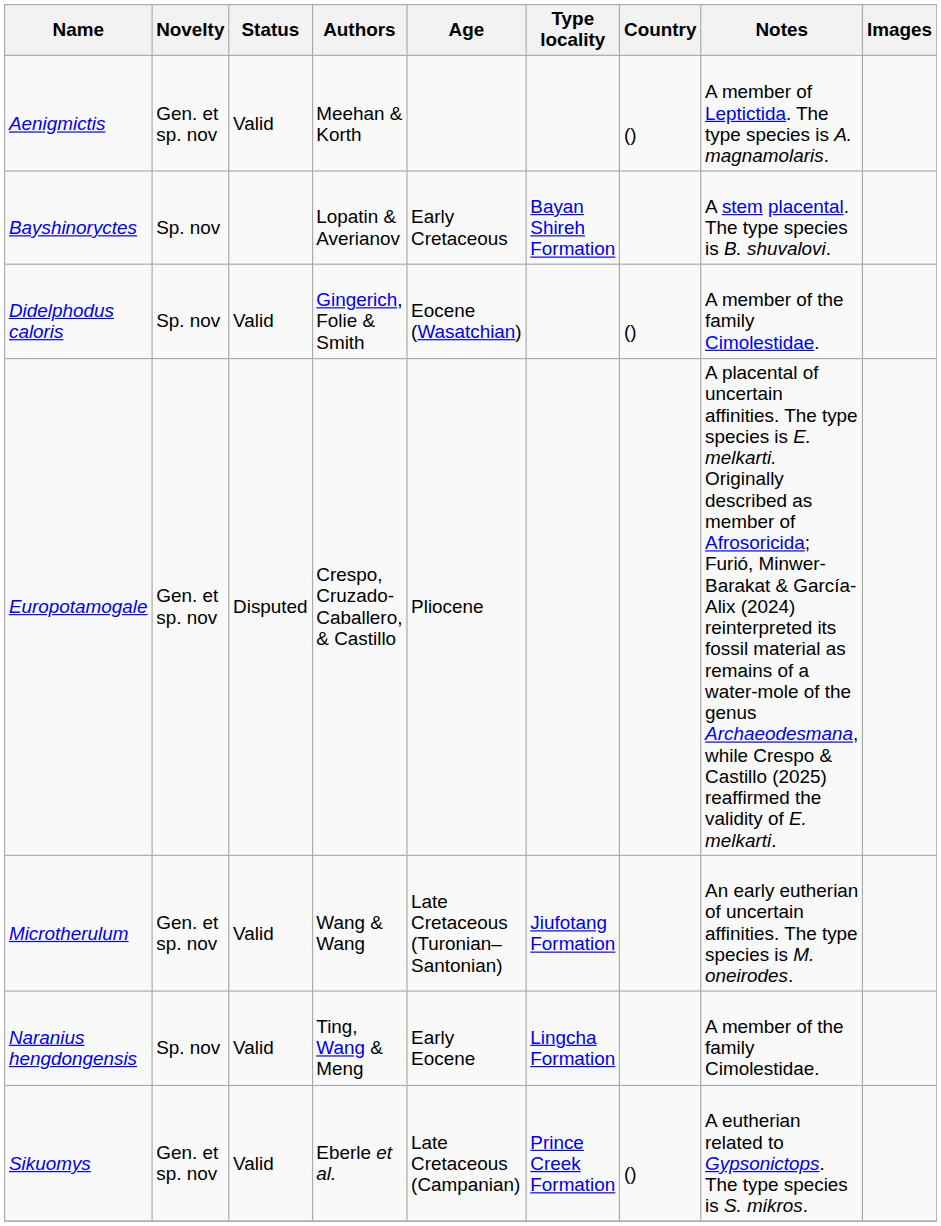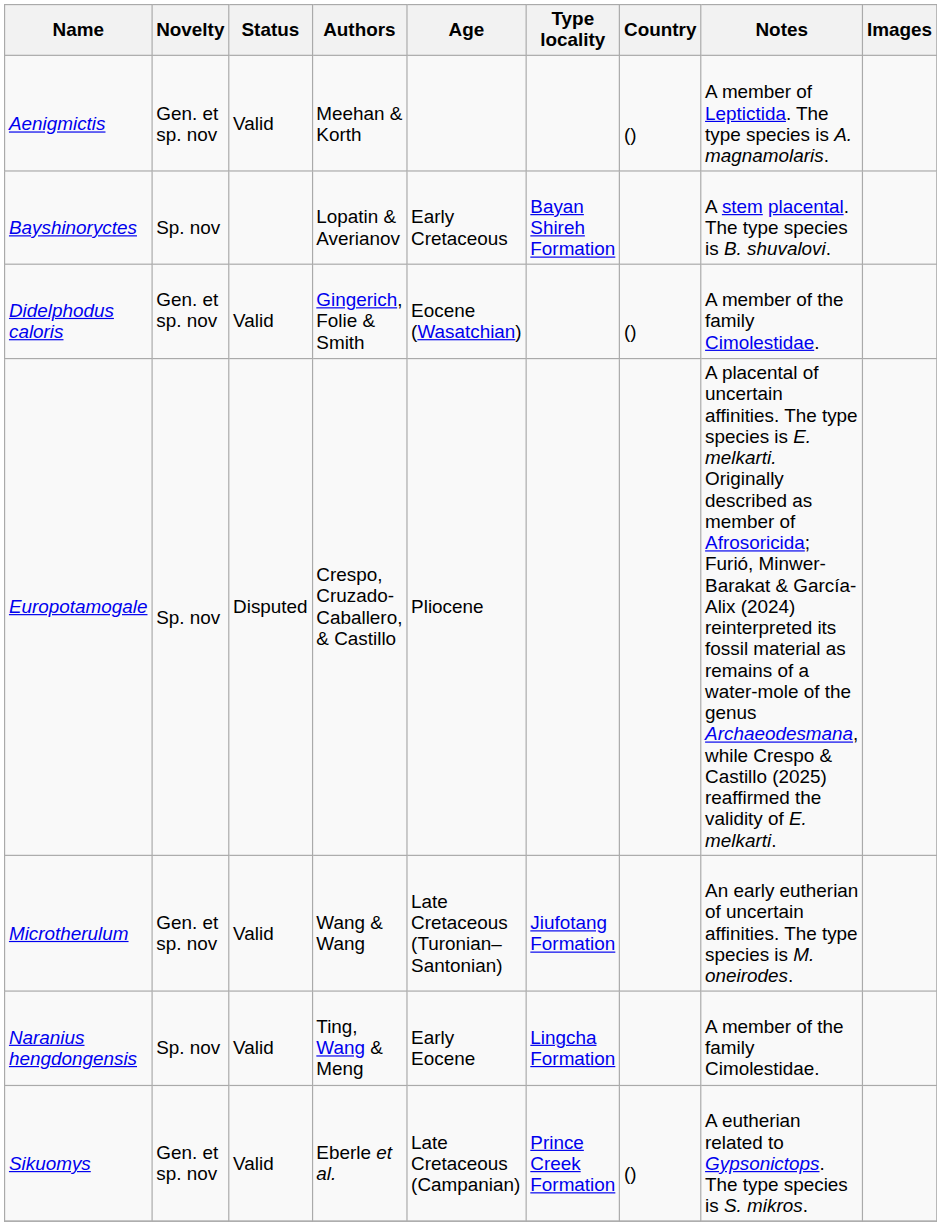(188, 321) Sp. nov -> (187, 311) Gen. et sp. nov
(187, 606) Gen. et sp. nov -> (188, 617) Sp. nov
